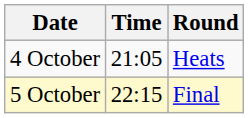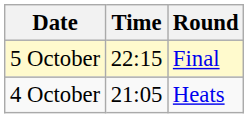rows swapped: (55, 58) <-> (55, 94)
